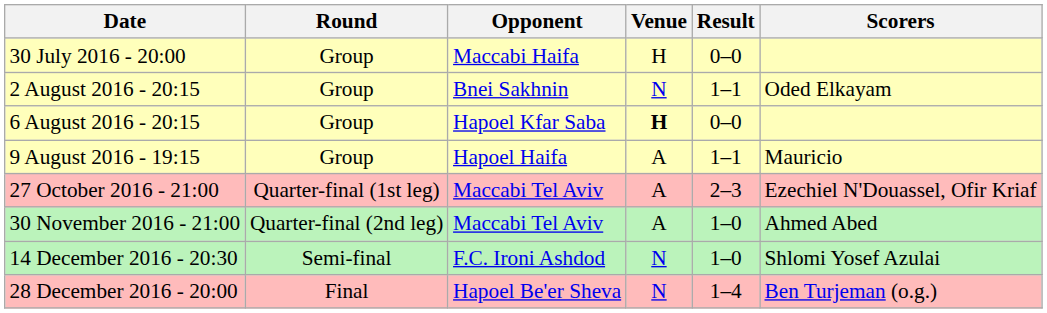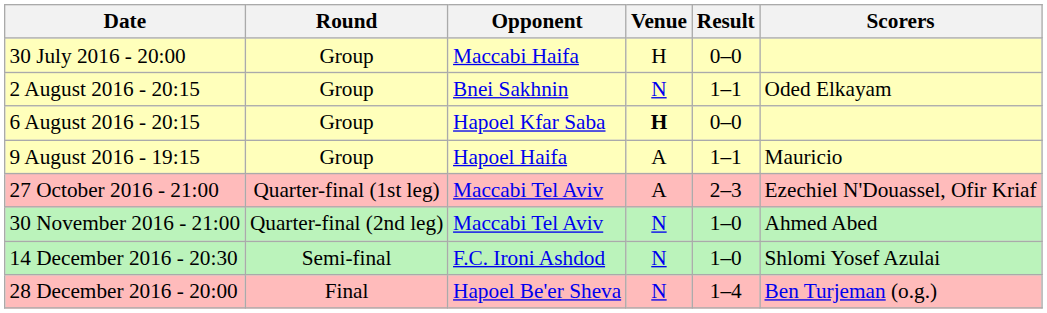(659, 223) A -> (659, 223) N
